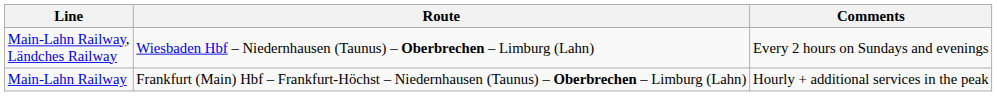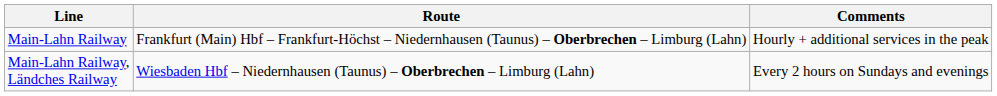rows swapped: (69, 47) <-> (67, 79)
